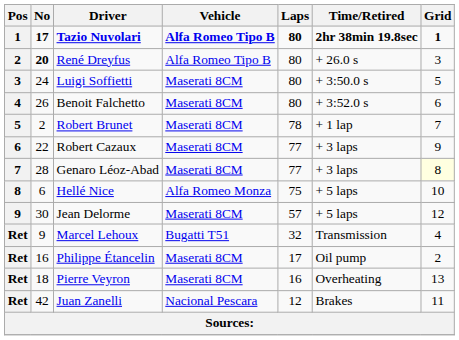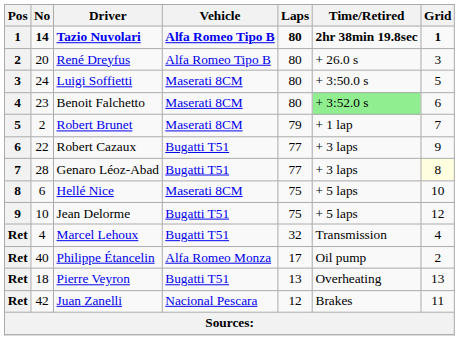(42, 37) 17 -> (42, 37) 14
(42, 59) bold -> (42, 59) normal
(42, 103) 26 -> (42, 103) 23
(342, 103) no background -> (342, 103) lightgreen background
(295, 125) 78 -> (295, 125) 79
(204, 147) Maserati 8CM -> (197, 147) Bugatti T51
(204, 169) Maserati 8CM -> (197, 169) Bugatti T51
(218, 190) Alfa Romeo Monza -> (204, 190) Maserati 8CM
(42, 212) 30 -> (42, 212) 10
(204, 212) Maserati 8CM -> (197, 212) Bugatti T51
(295, 212) 57 -> (295, 212) 75
(42, 234) 9 -> (42, 234) 4
(42, 256) 16 -> (42, 256) 40
(204, 256) Maserati 8CM -> (218, 256) Alfa Romeo Monza
(204, 278) Maserati 8CM -> (197, 278) Bugatti T51
(295, 278) 16 -> (295, 278) 13
